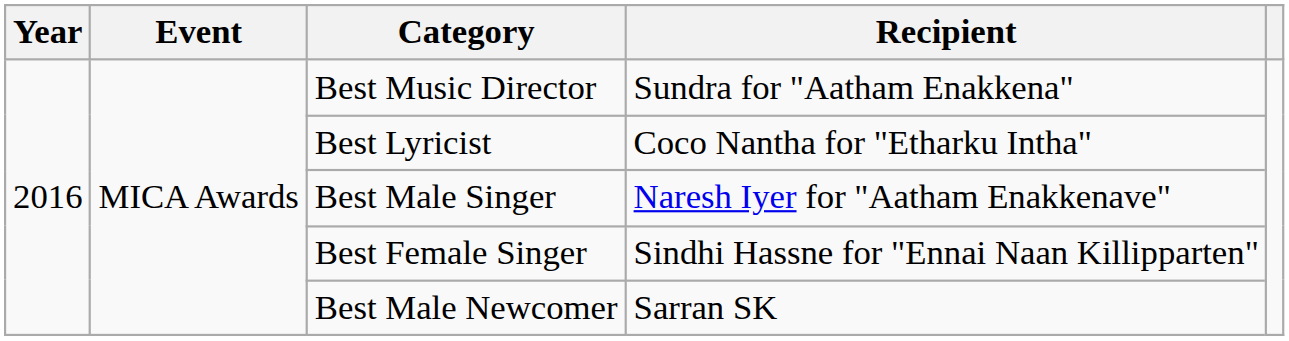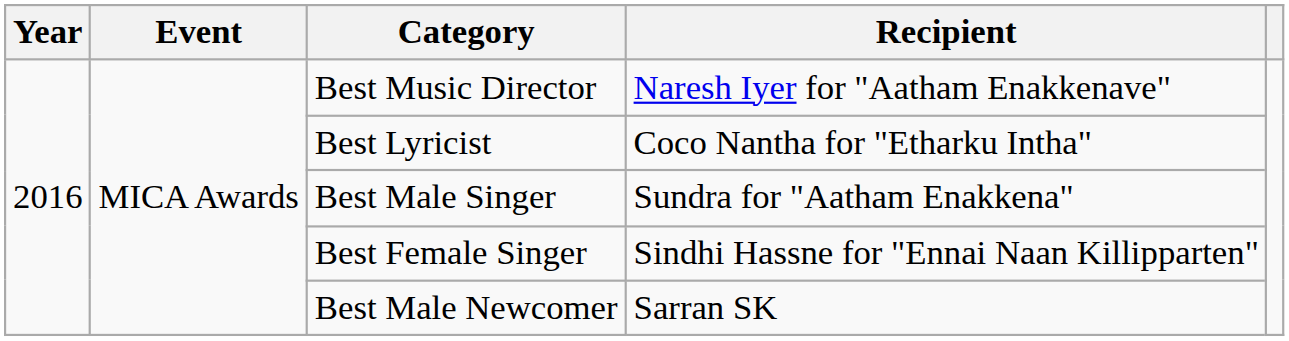(854, 87) Sundra for "Aatham Enakkena" -> (902, 87) Naresh Iyer for "Aatham Enakkenave"
(902, 197) Naresh Iyer for "Aatham Enakkenave" -> (854, 197) Sundra for "Aatham Enakkena"
